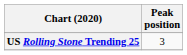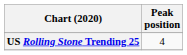(162, 41) 3 -> (162, 41) 4
